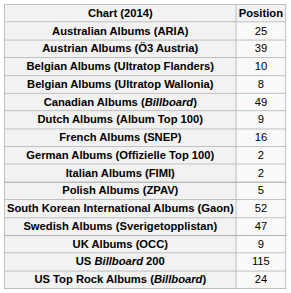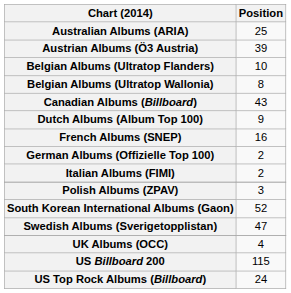(261, 102) 49 -> (261, 102) 43
(261, 191) 5 -> (261, 191) 3
(261, 244) 9 -> (261, 244) 4
